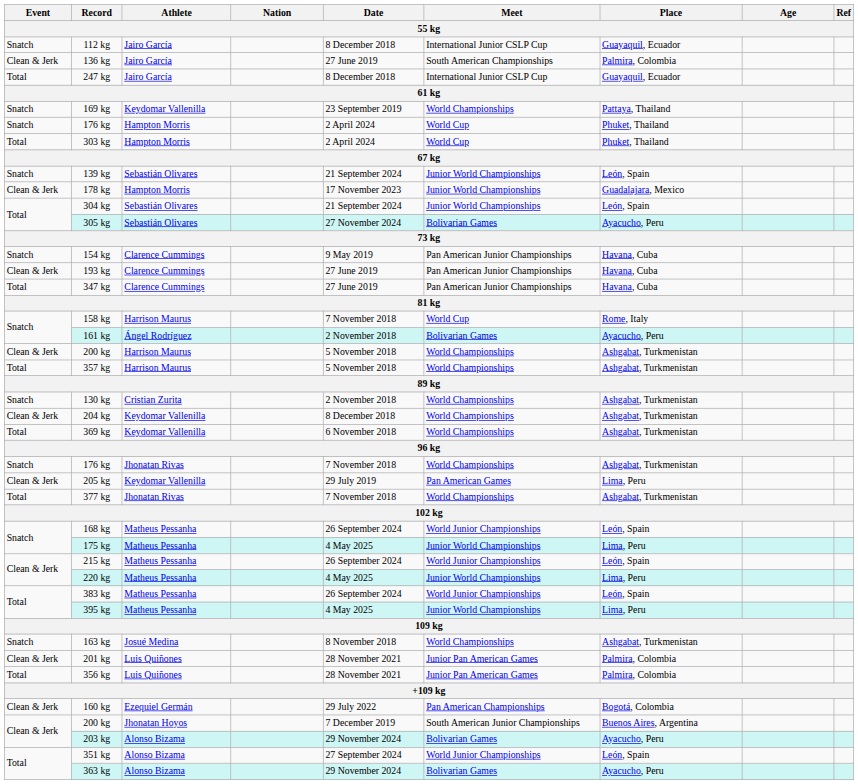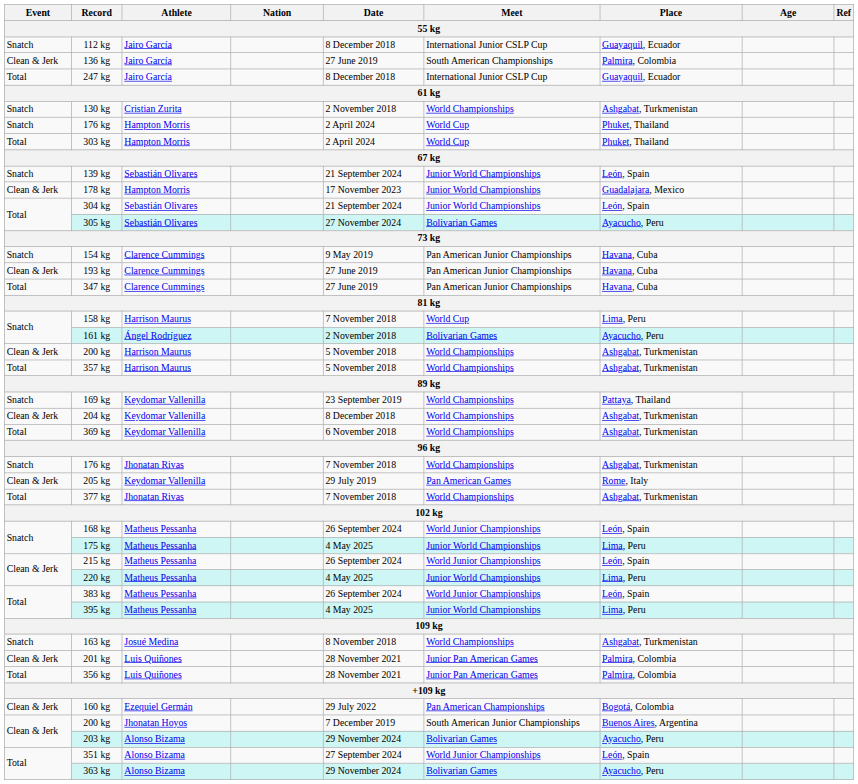rows swapped: (97, 400) <-> (97, 109)
(625, 319) Rome, Italy -> (624, 319) Lima, Peru
(624, 481) Lima, Peru -> (625, 481) Rome, Italy
